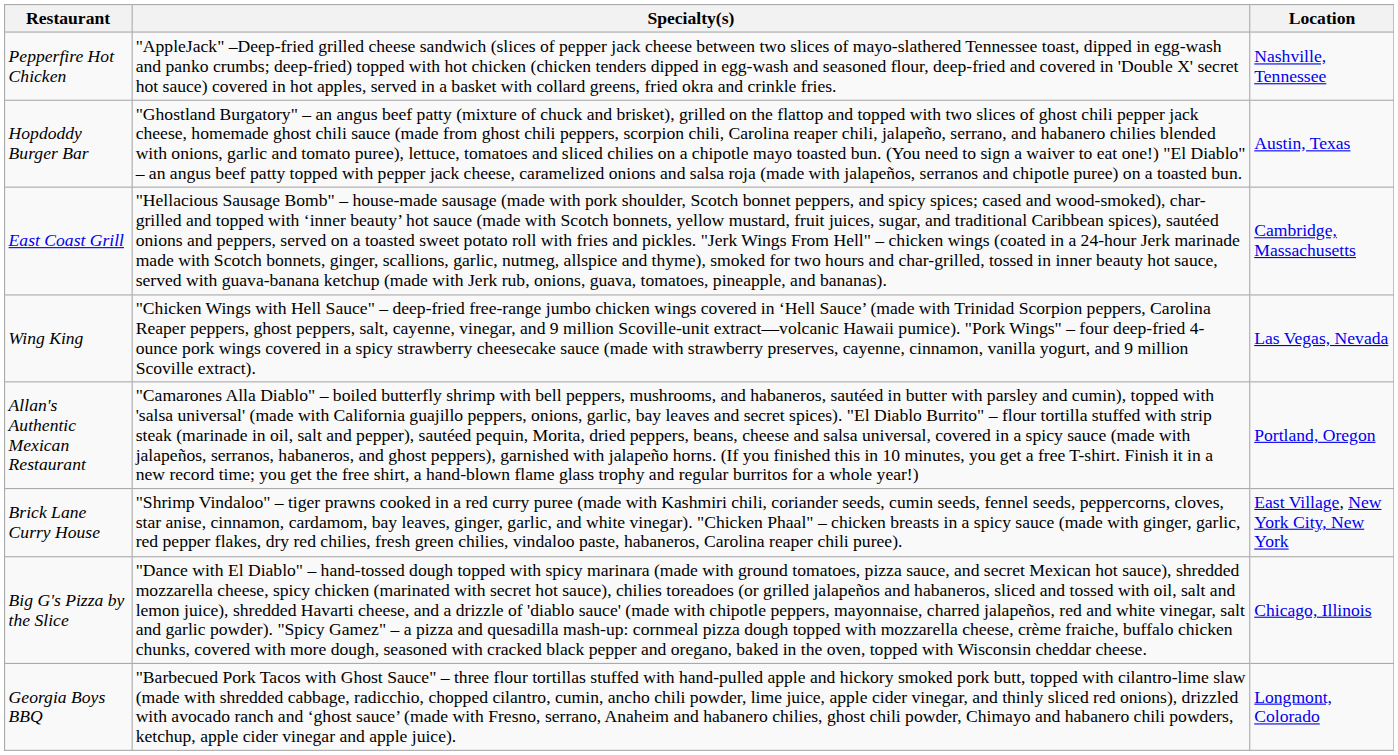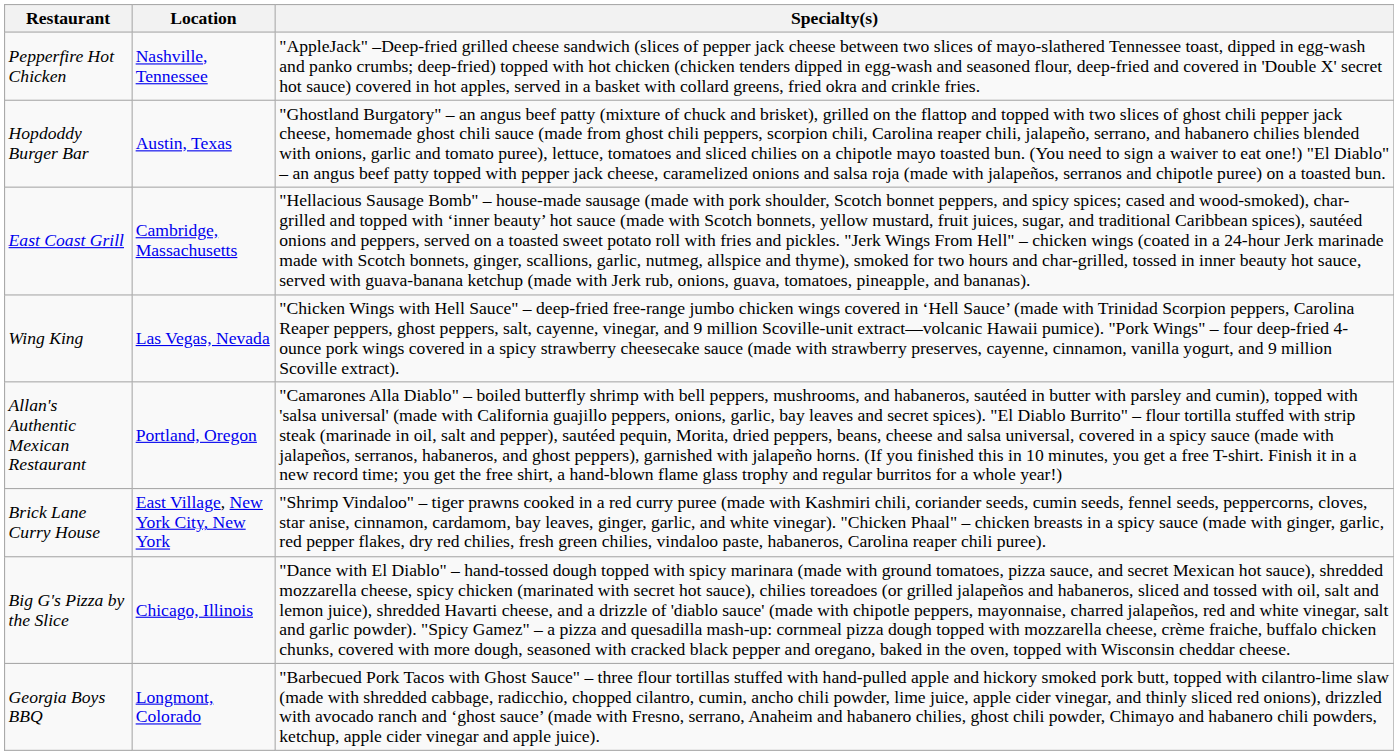columns swapped: (1322, 18) <-> (691, 18)
